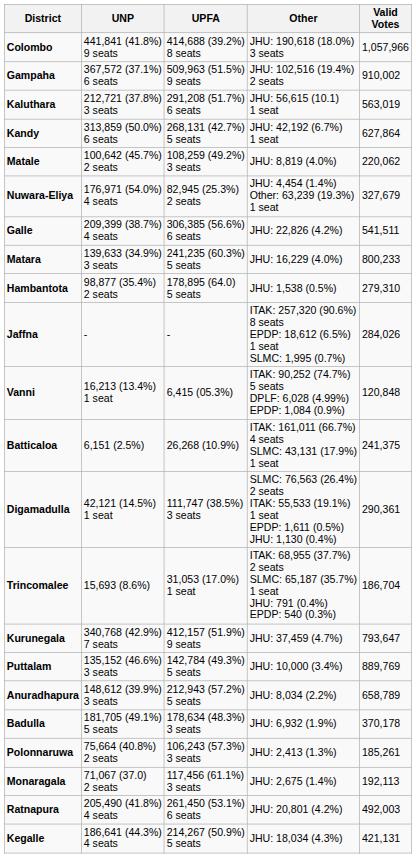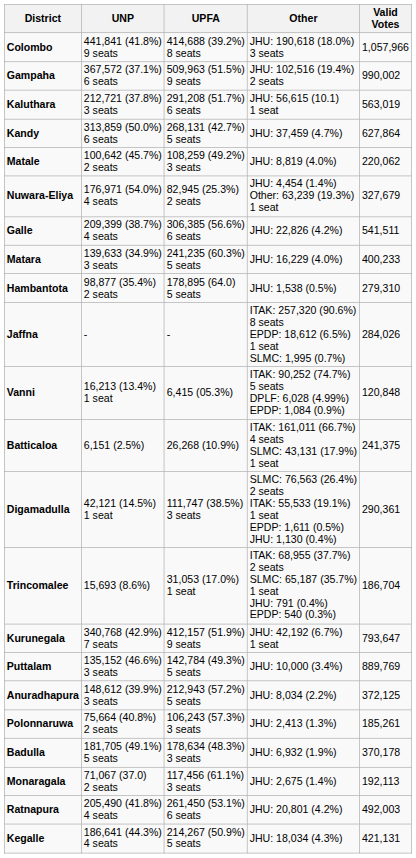(381, 76) 910,002 -> (381, 76) 990,002
(296, 133) JHU: 42,192 (6.7%) 1 seat -> (296, 133) JHU: 37,459 (4.7%)
(381, 259) 800,233 -> (381, 259) 400,233
(296, 638) JHU: 37,459 (4.7%) -> (296, 638) JHU: 42,192 (6.7%) 1 seat
(381, 695) 658,789 -> (381, 695) 372,125
rows swapped: (40, 752) <-> (26, 724)
